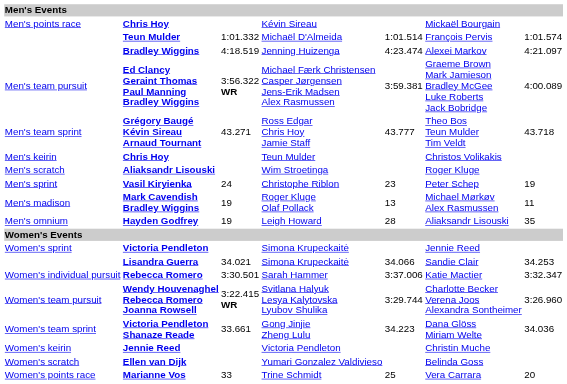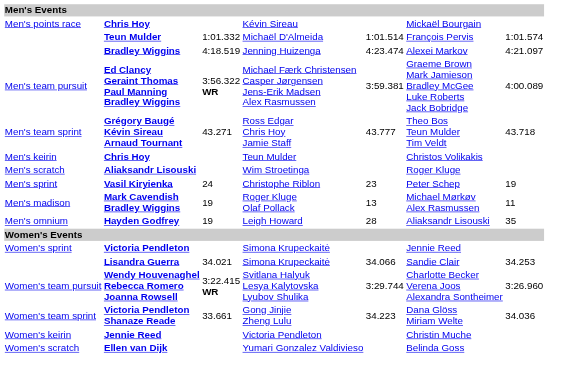- row: (163, 275)
- row: (154, 375)
